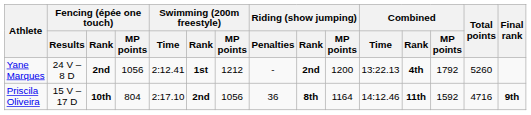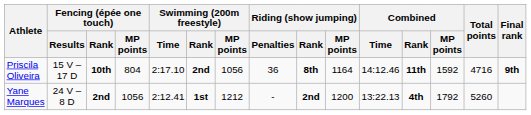rows swapped: (26, 71) <-> (23, 97)
